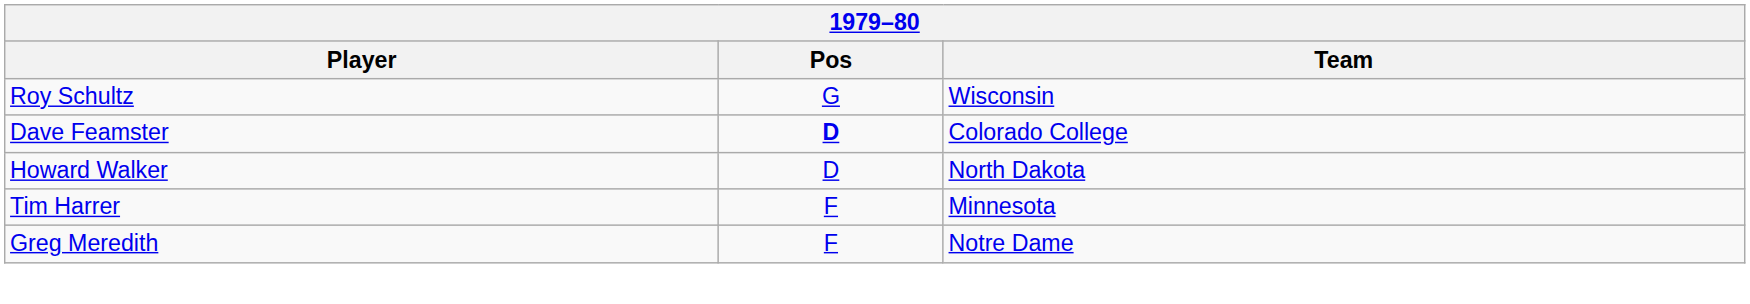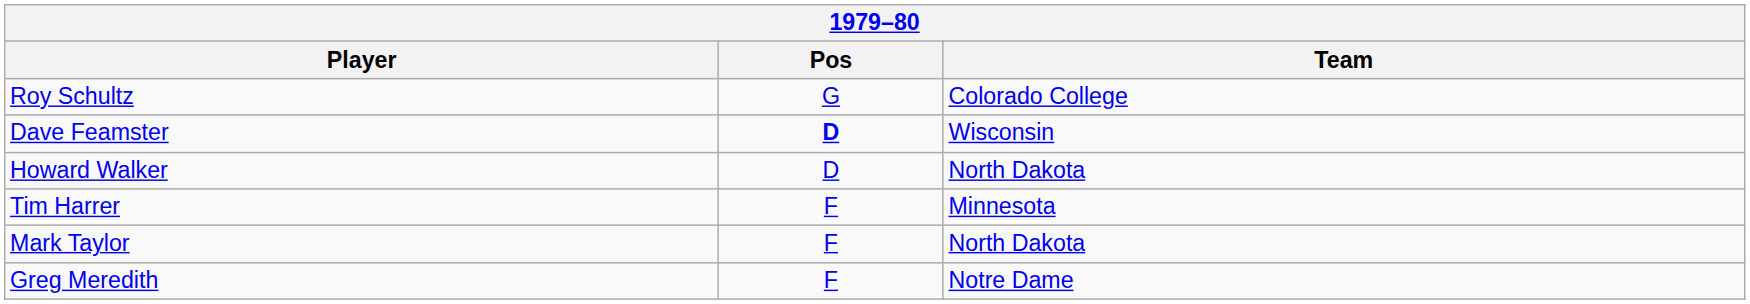(1001, 96) Wisconsin -> (1038, 96) Colorado College
(1038, 133) Colorado College -> (1001, 133) Wisconsin
+ row: (70, 243)
